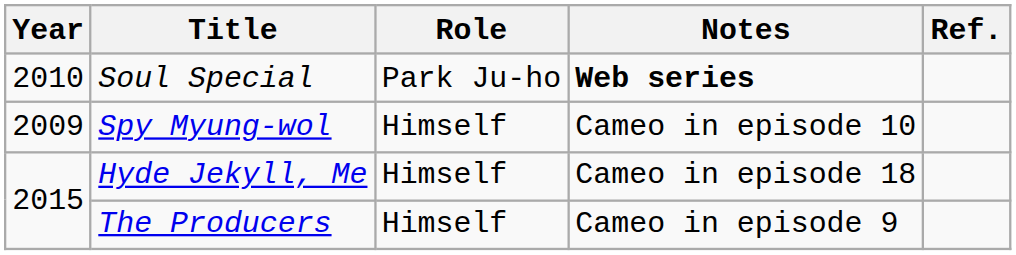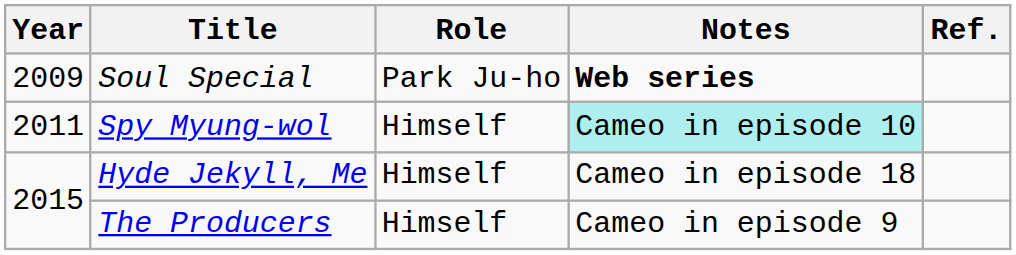(48, 78) 2010 -> (48, 78) 2009
(48, 127) 2009 -> (48, 127) 2011
(746, 127) no background -> (746, 127) paleturquoise background
